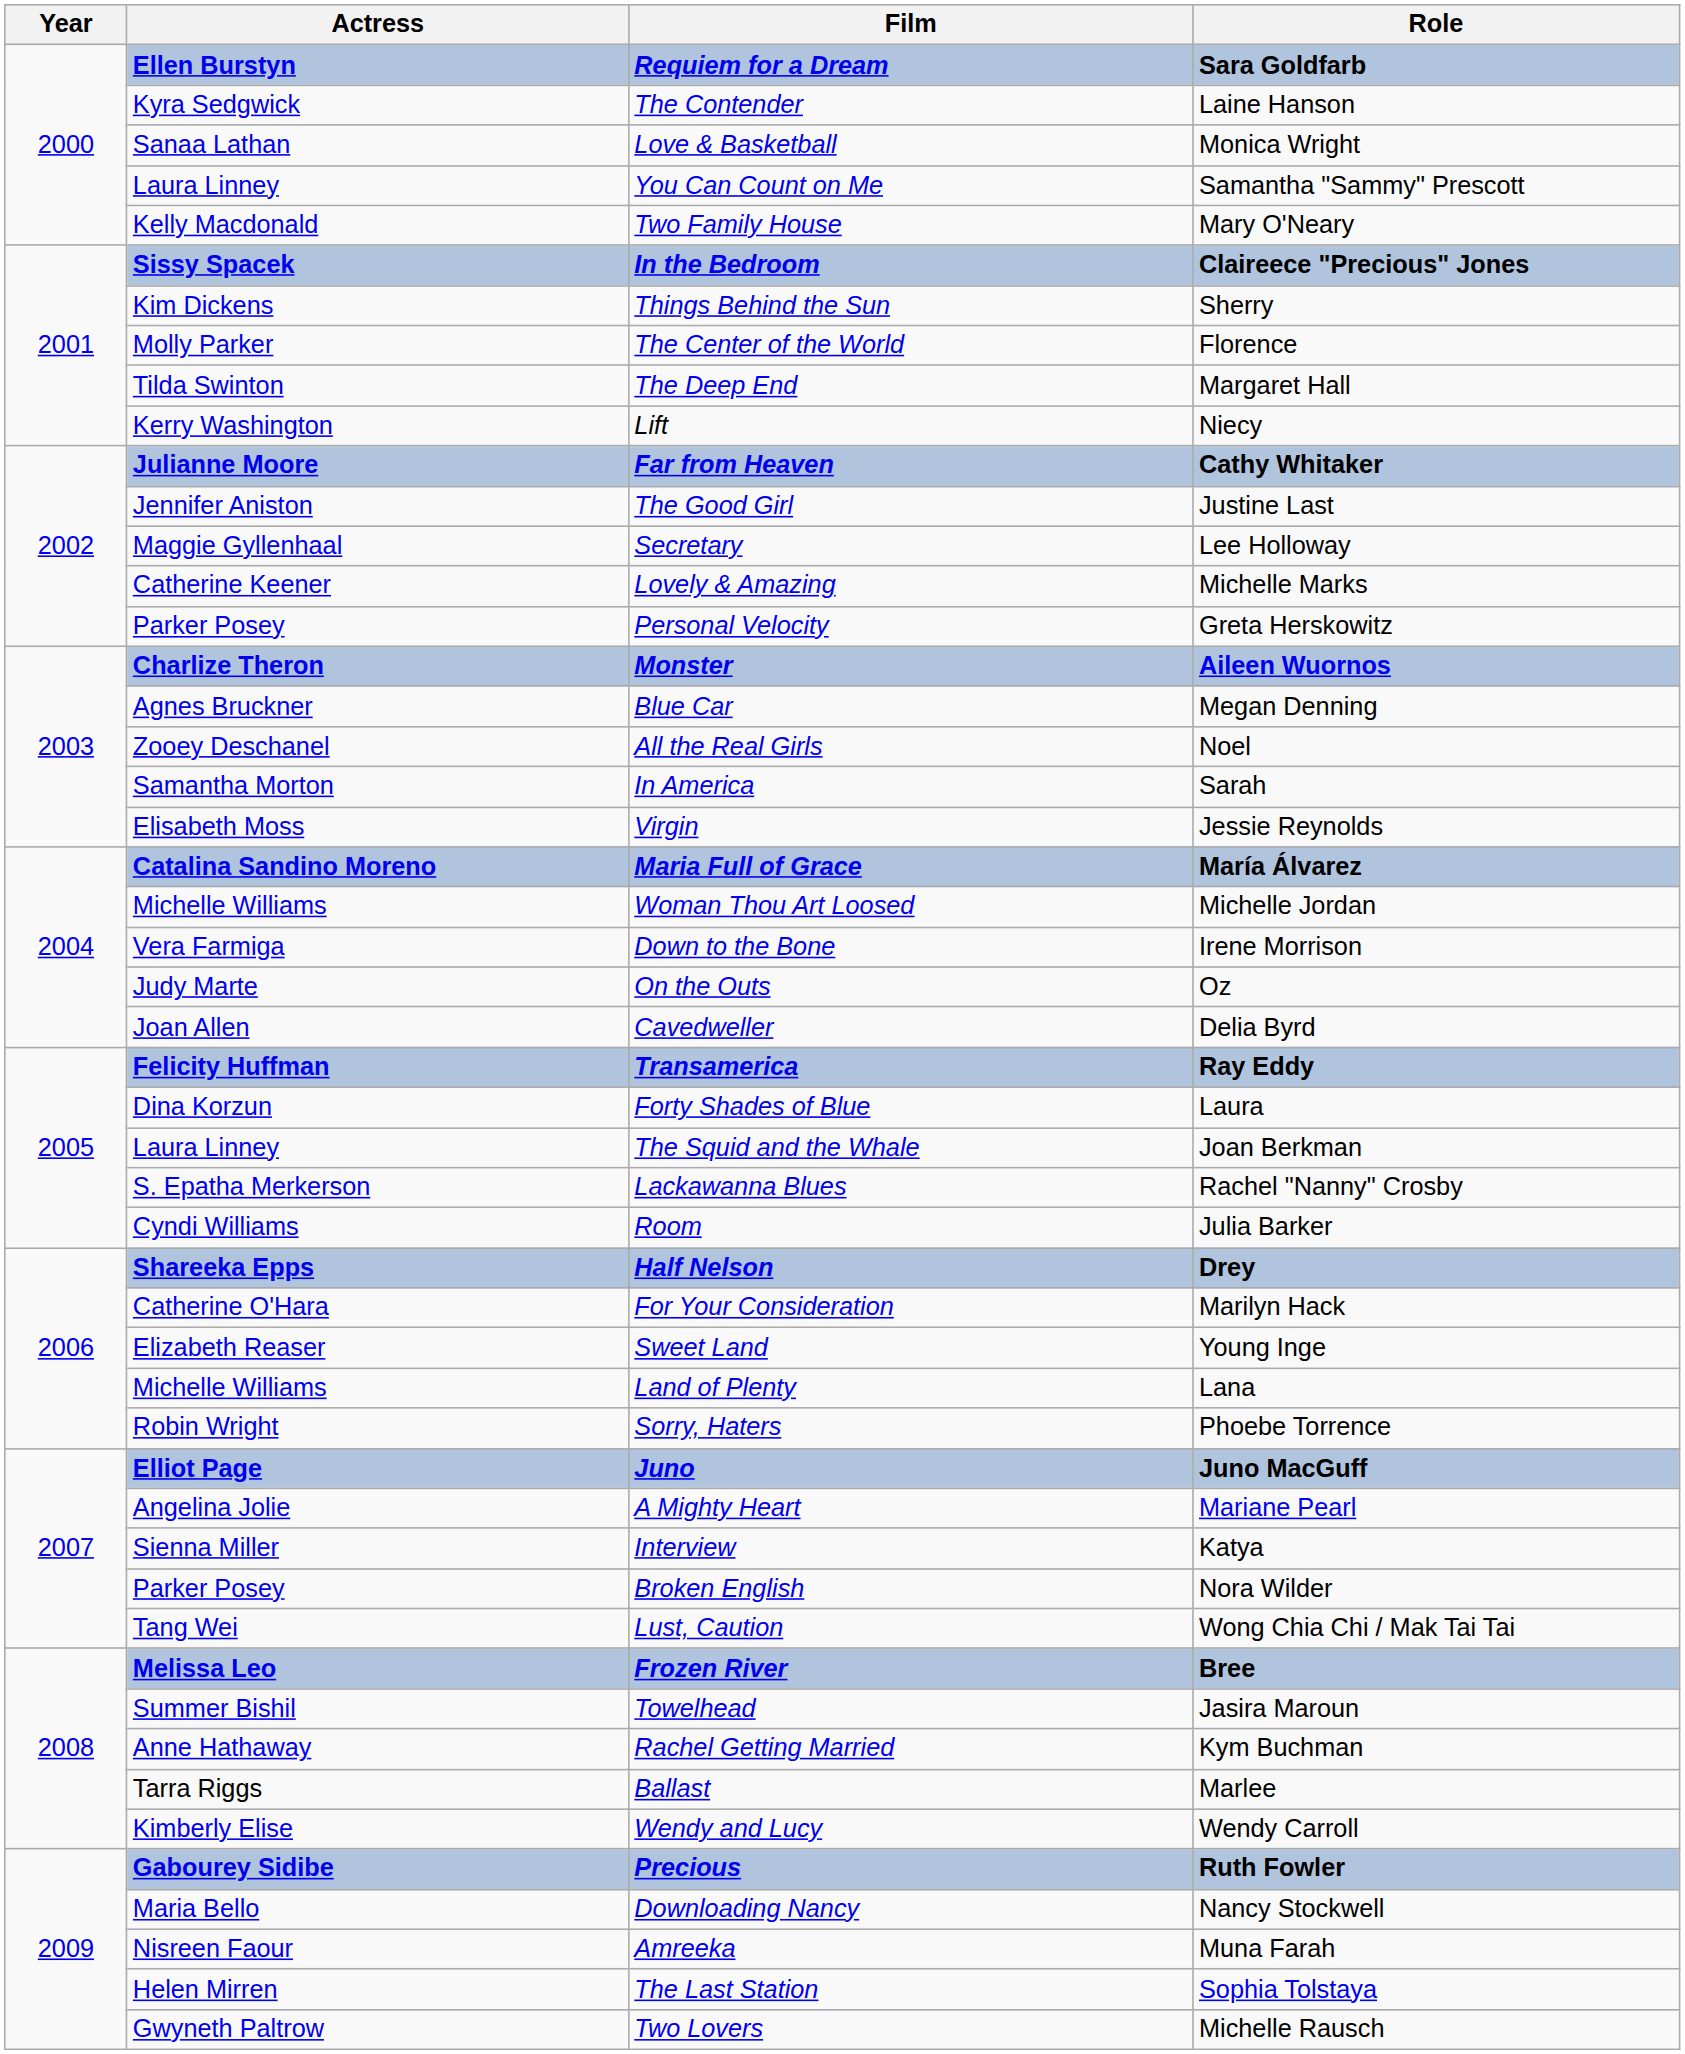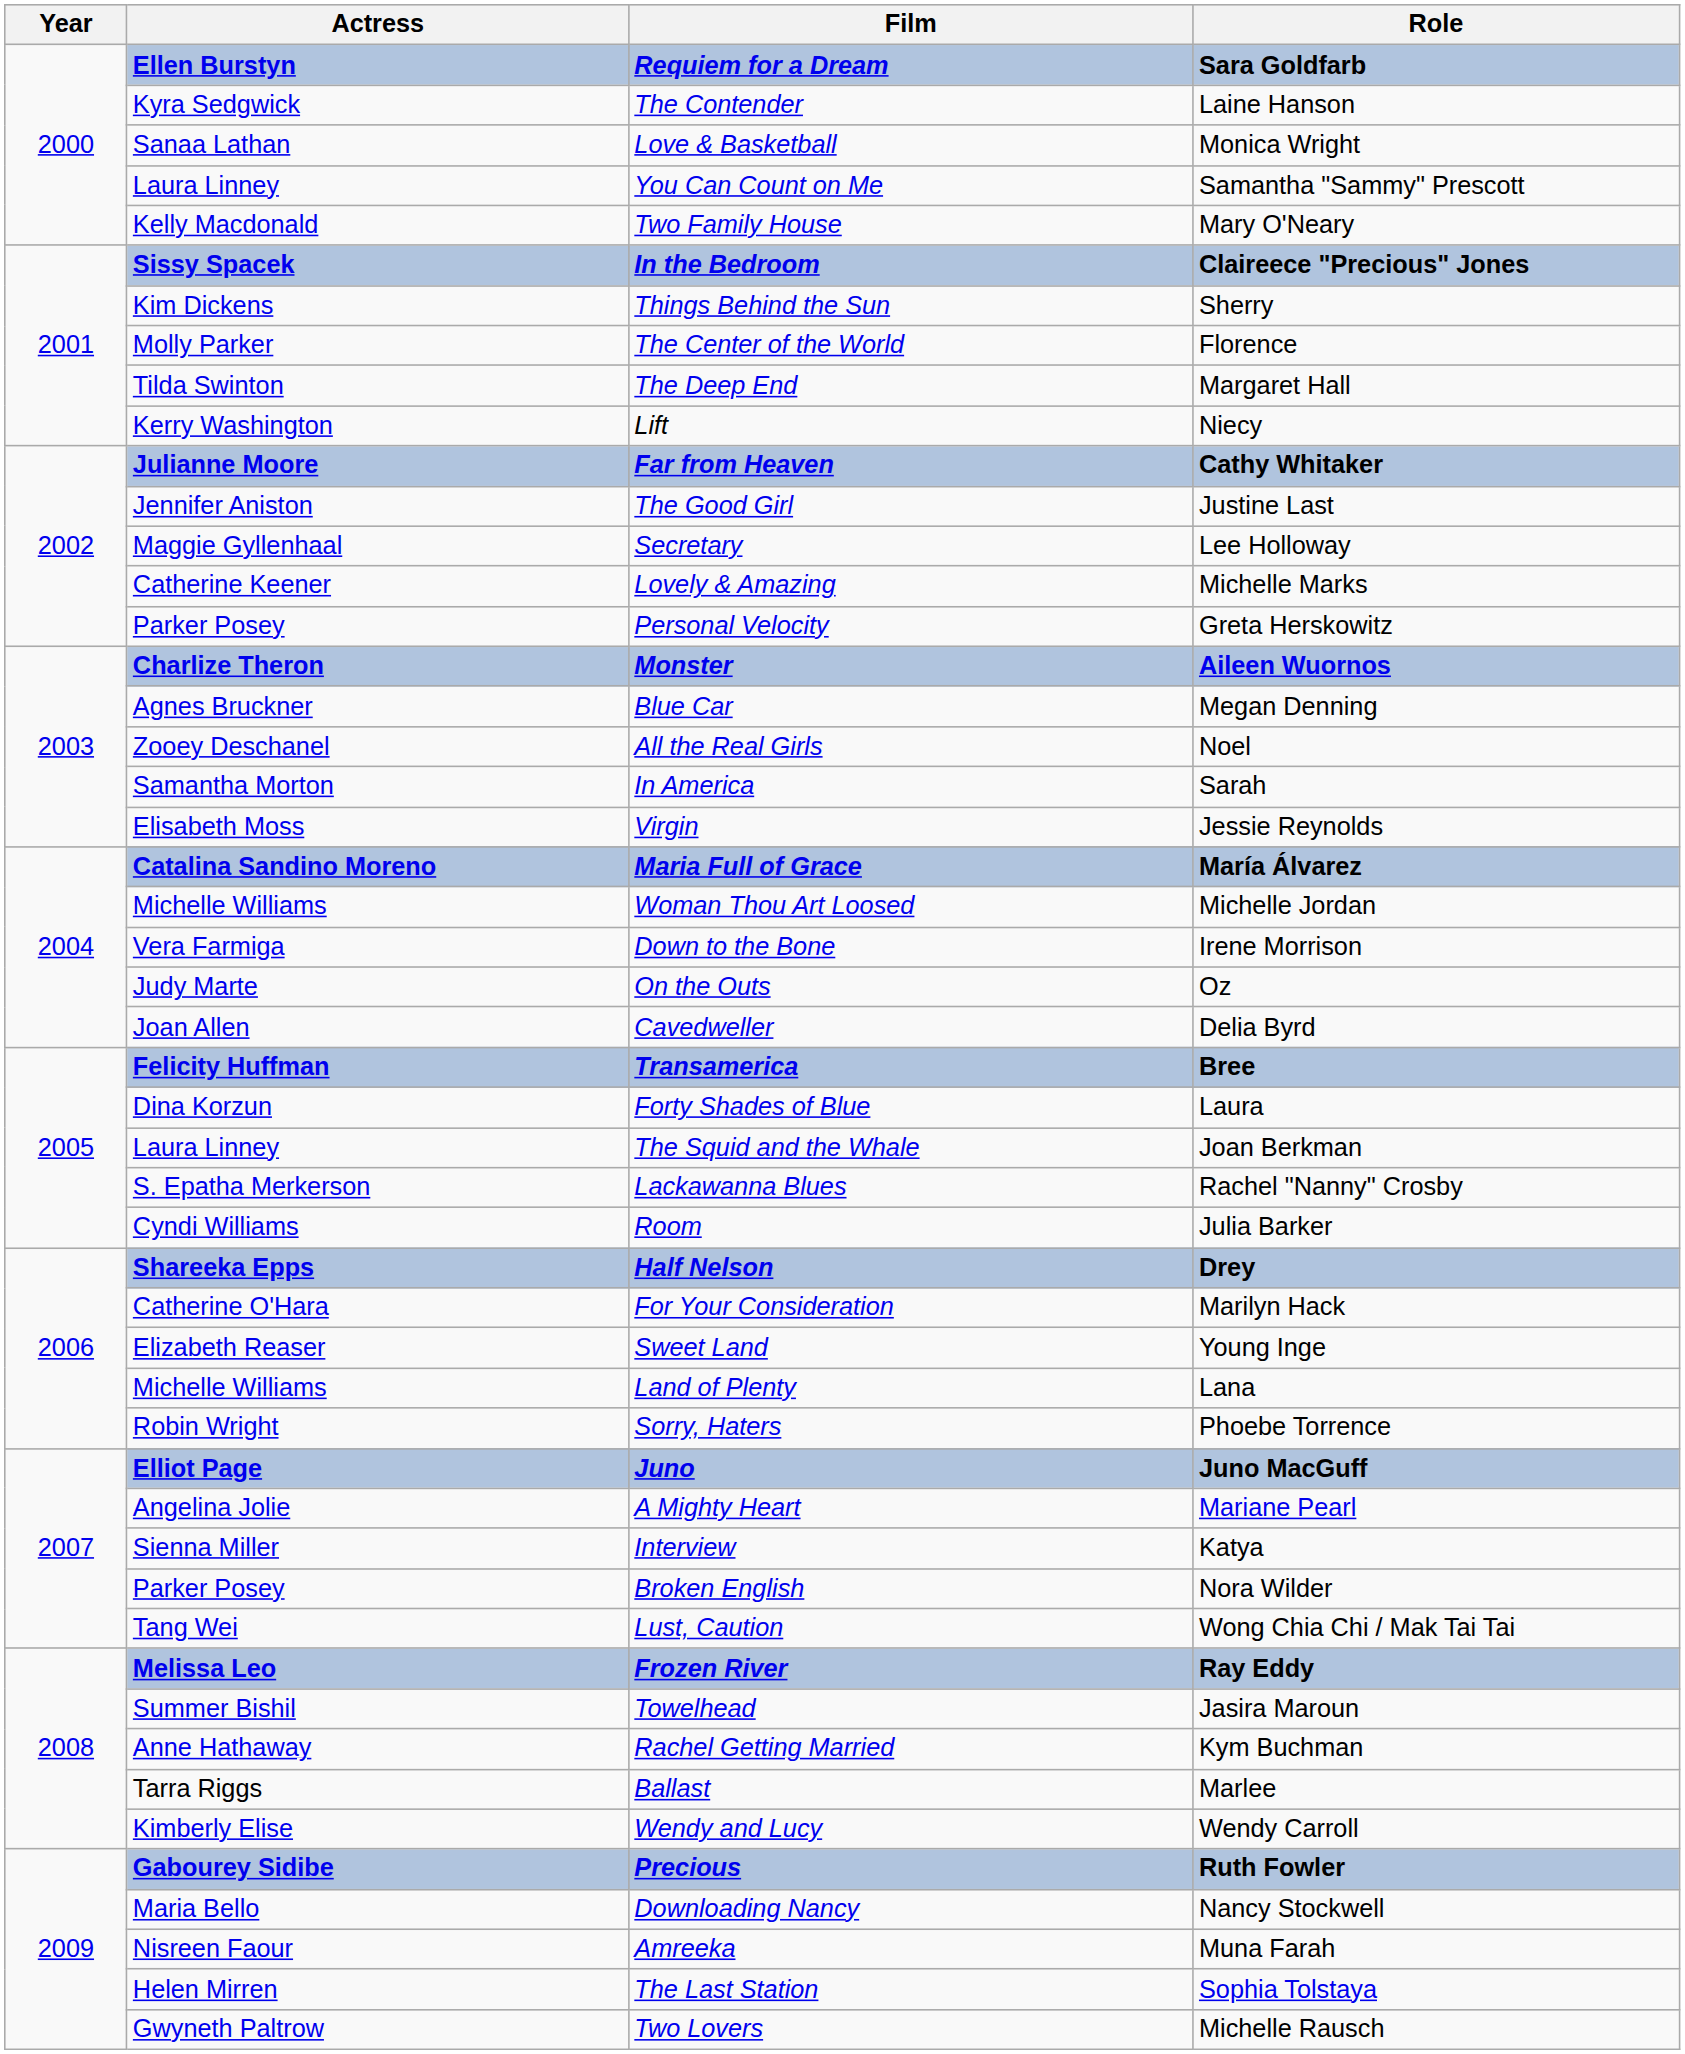(1257, 1066) Ray Eddy -> (1227, 1066) Bree
(1227, 1668) Bree -> (1257, 1668) Ray Eddy
